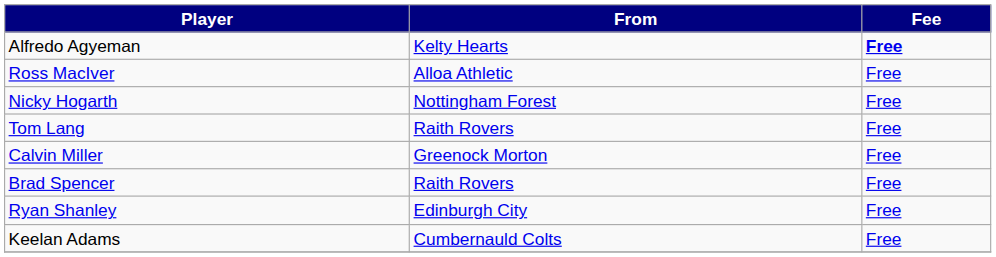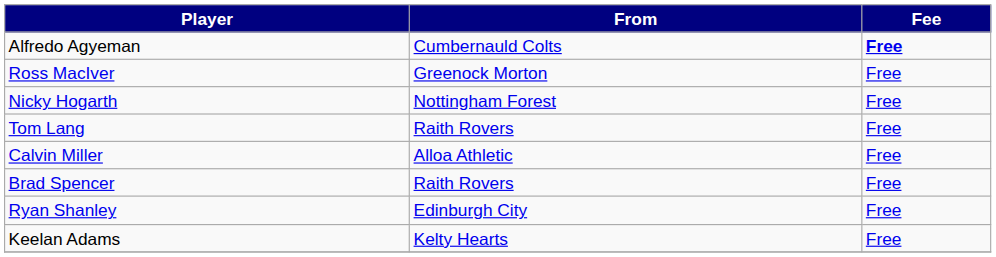(461, 46) Kelty Hearts -> (488, 46) Cumbernauld Colts
(463, 73) Alloa Athletic -> (480, 73) Greenock Morton
(480, 156) Greenock Morton -> (463, 156) Alloa Athletic
(488, 238) Cumbernauld Colts -> (461, 238) Kelty Hearts
